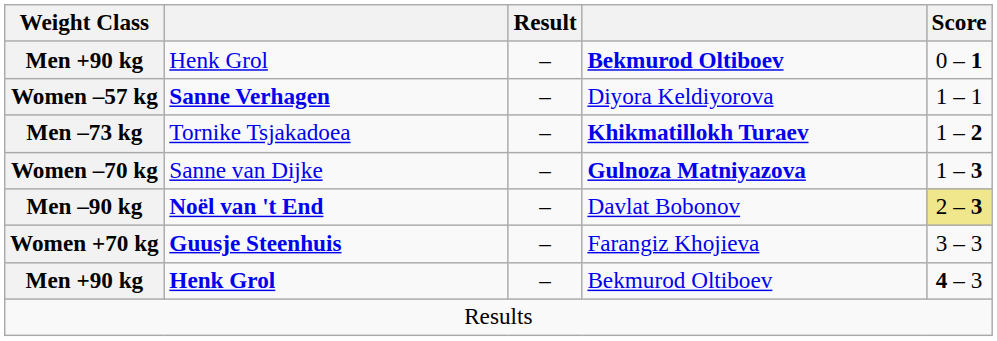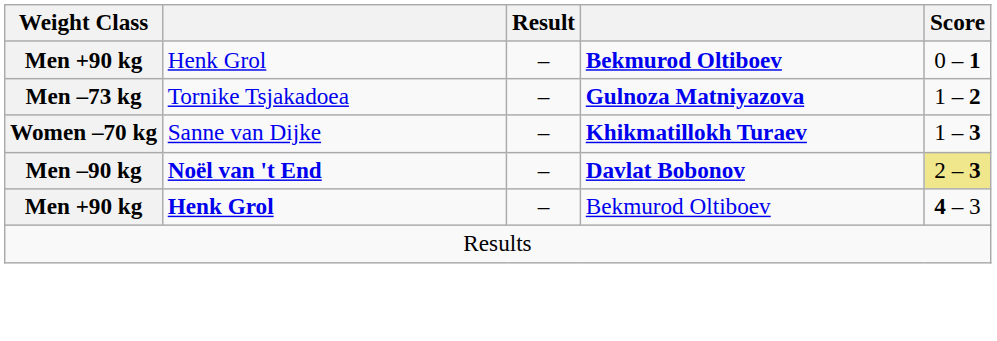- row: (84, 96)
(698, 133) Khikmatillokh Turaev -> (695, 96) Gulnoza Matniyazova
(697, 170) Gulnoza Matniyazova -> (696, 133) Khikmatillokh Turaev
(664, 206) normal -> (665, 170) bold
- row: (84, 243)
